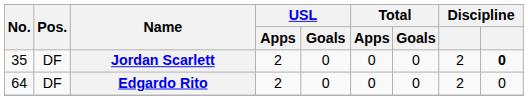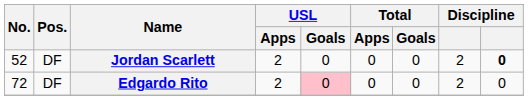(19, 60) 35 -> (19, 60) 52
(19, 83) 64 -> (19, 83) 72
(326, 83) no background -> (326, 83) pink background
